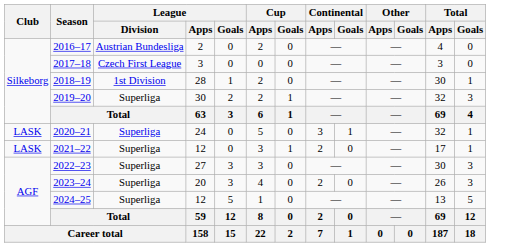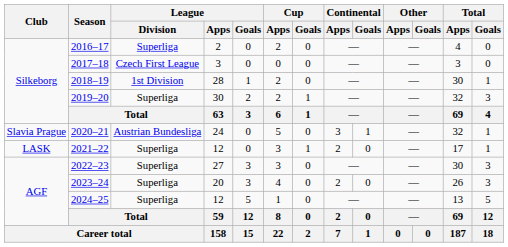(140, 47) Austrian Bundesliga -> (157, 47) Superliga
(28, 132) LASK -> (36, 132) Slavia Prague
(140, 132) Superliga -> (157, 132) Austrian Bundesliga
